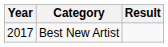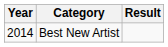(20, 32) 2017 -> (20, 32) 2014
